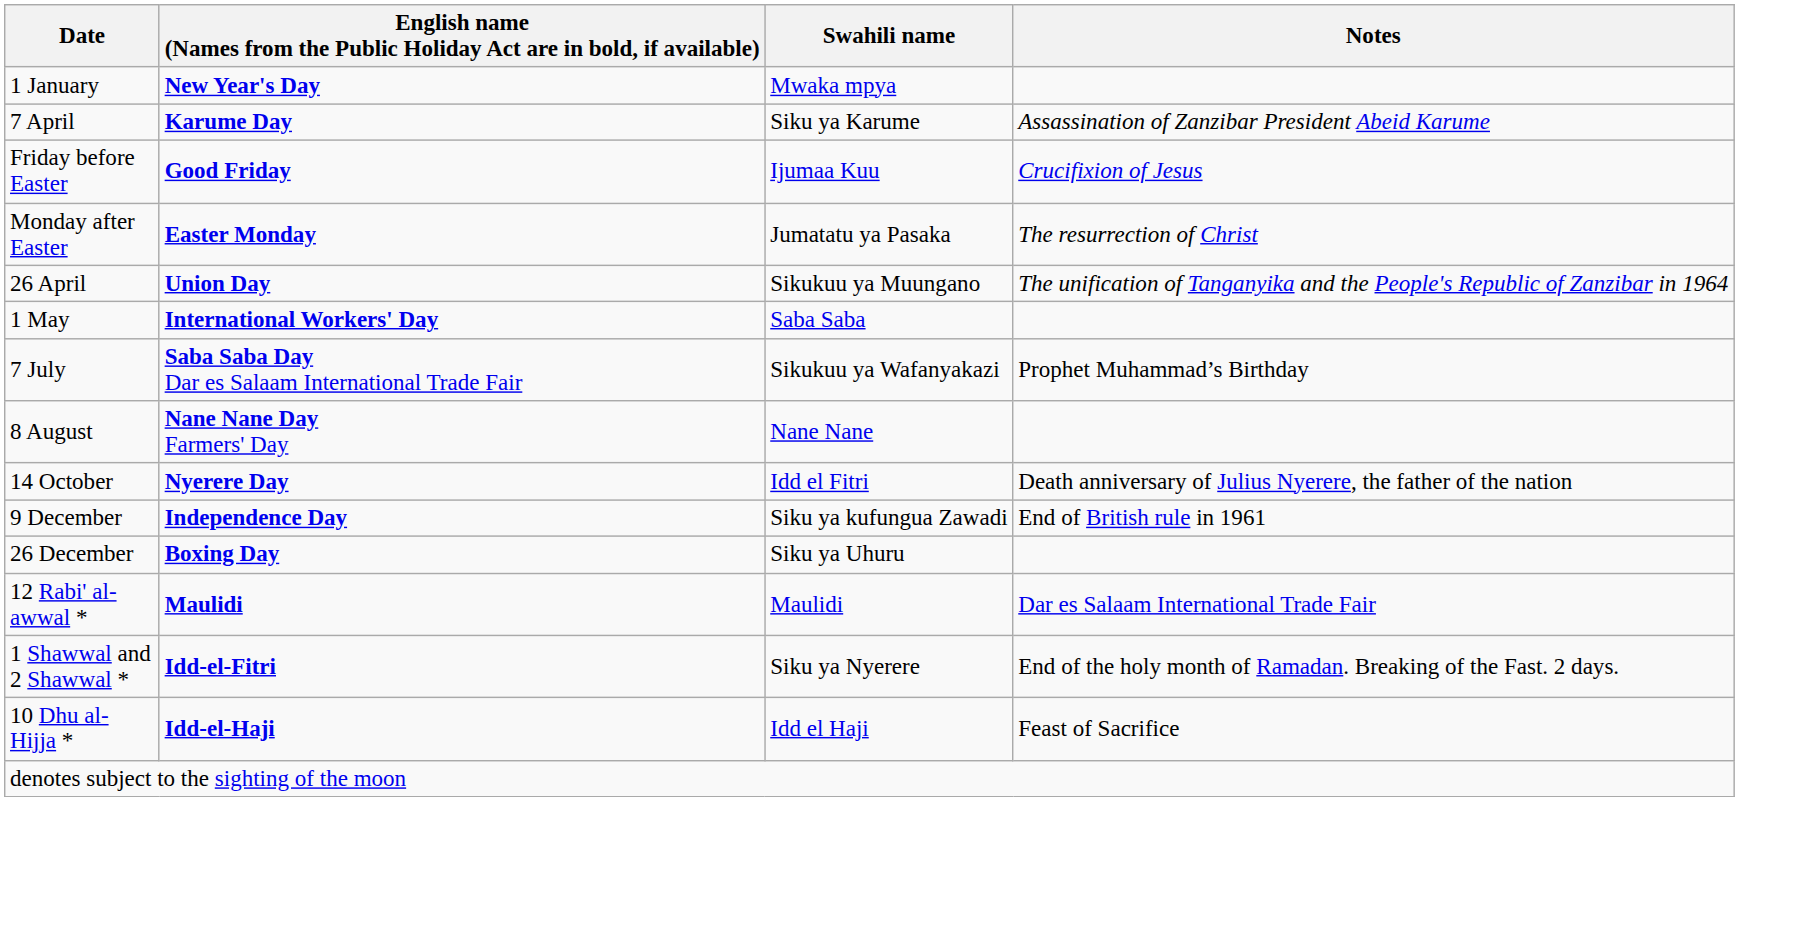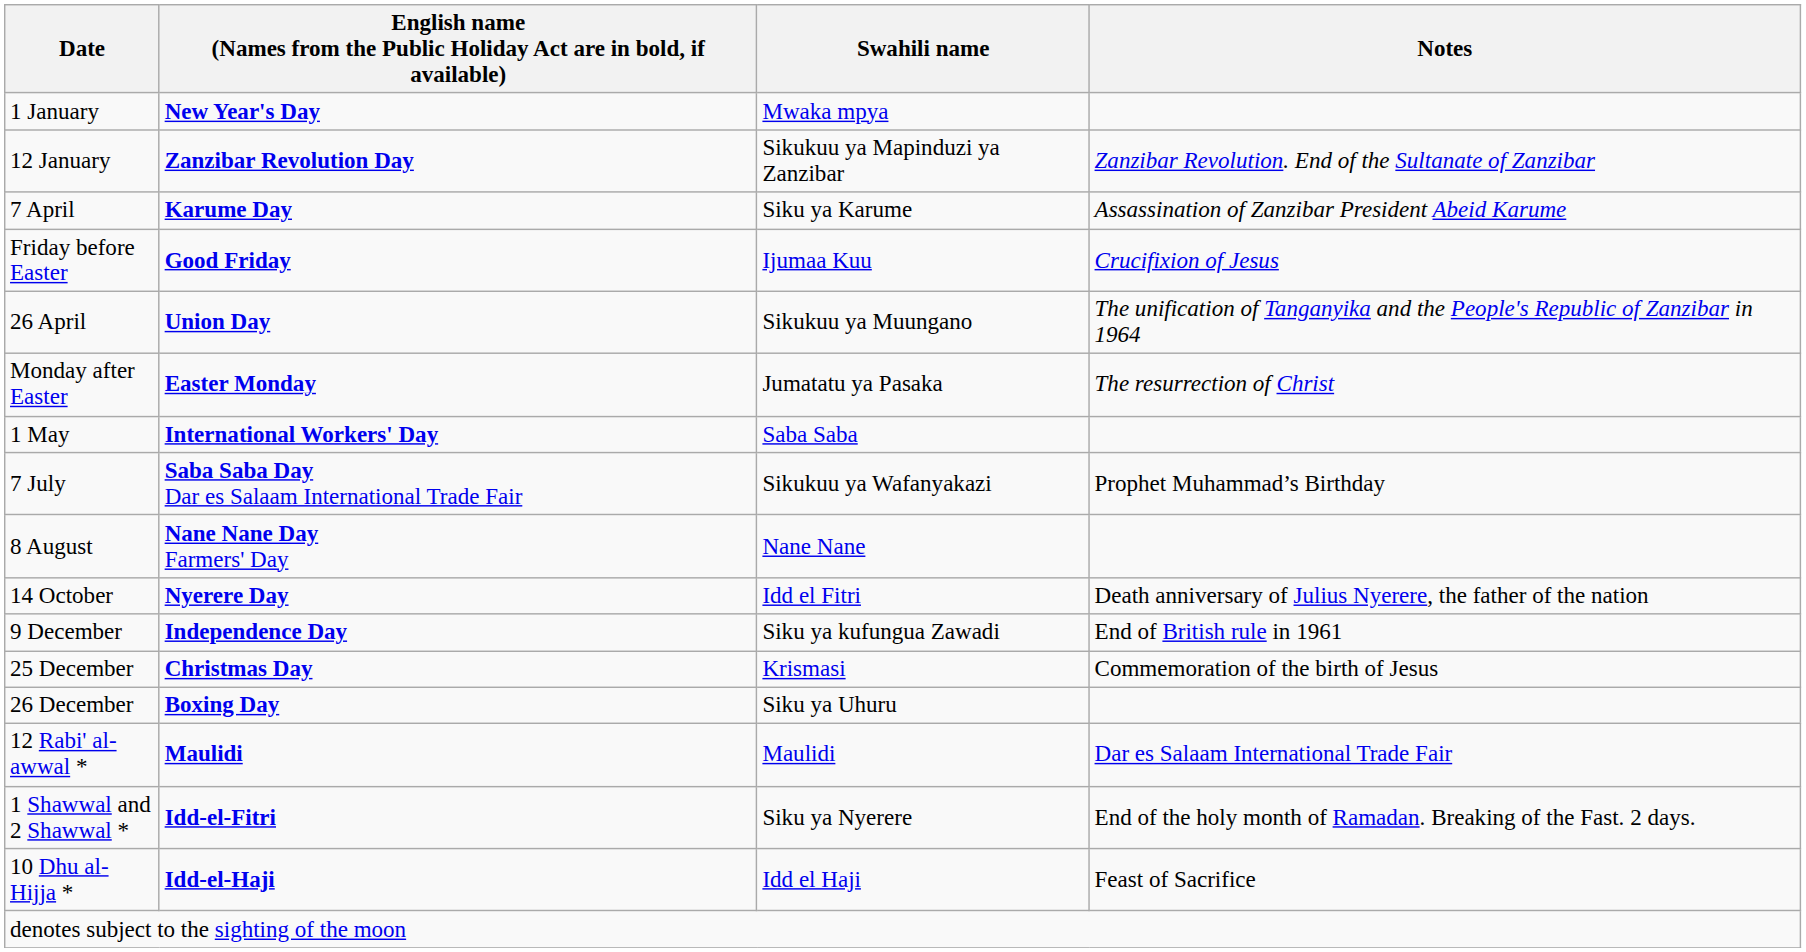+ row: (60, 160)
rows swapped: (72, 233) <-> (48, 283)
+ row: (72, 668)
